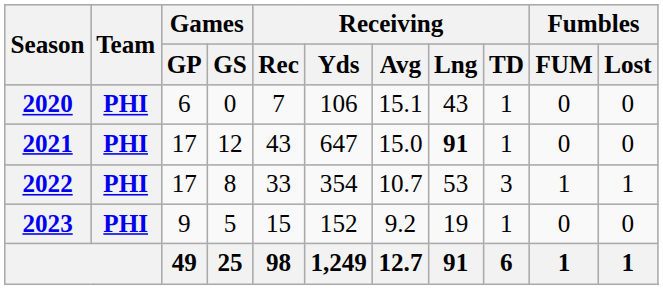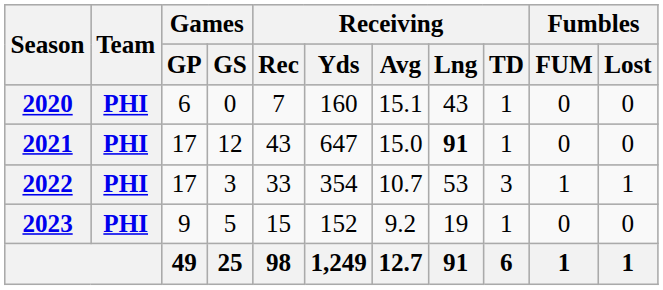(339, 104) 106 -> (339, 104) 160
(230, 183) 8 -> (230, 183) 3
